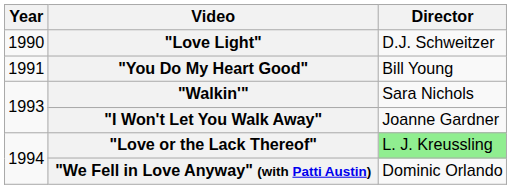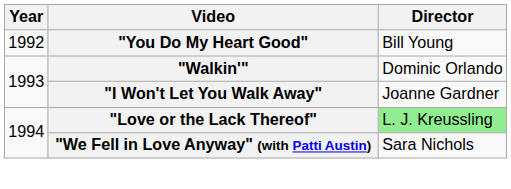- row: (213, 42)
(26, 68) 1991 -> (26, 42) 1992
(428, 94) Sara Nichols -> (442, 68) Dominic Orlando
(442, 171) Dominic Orlando -> (428, 145) Sara Nichols
